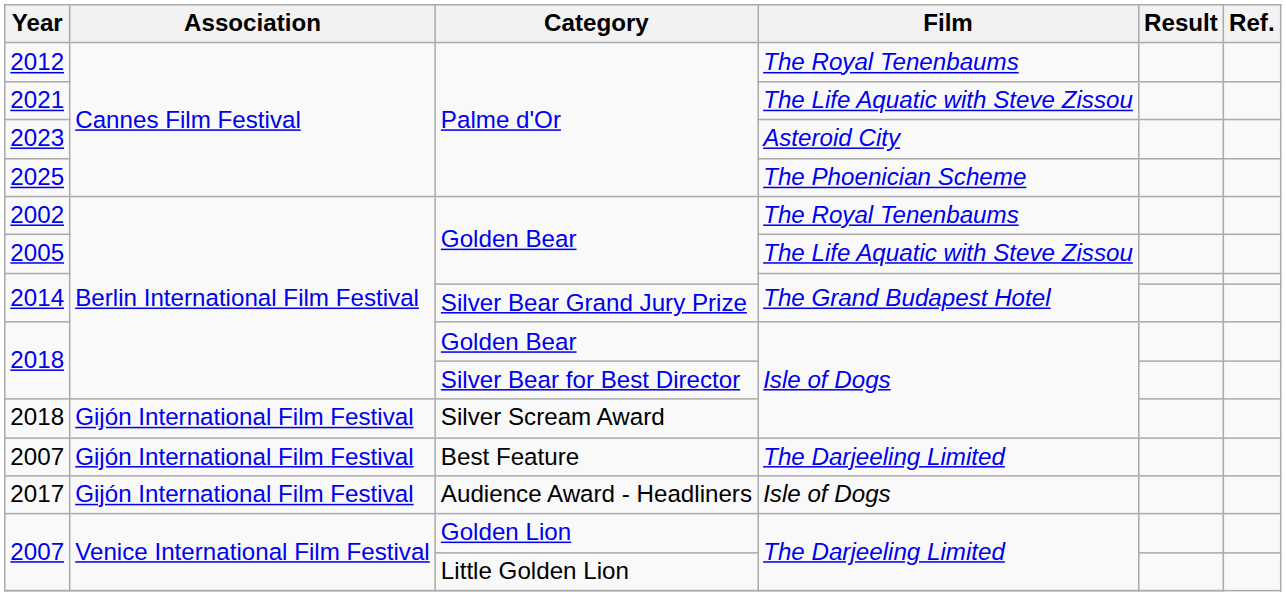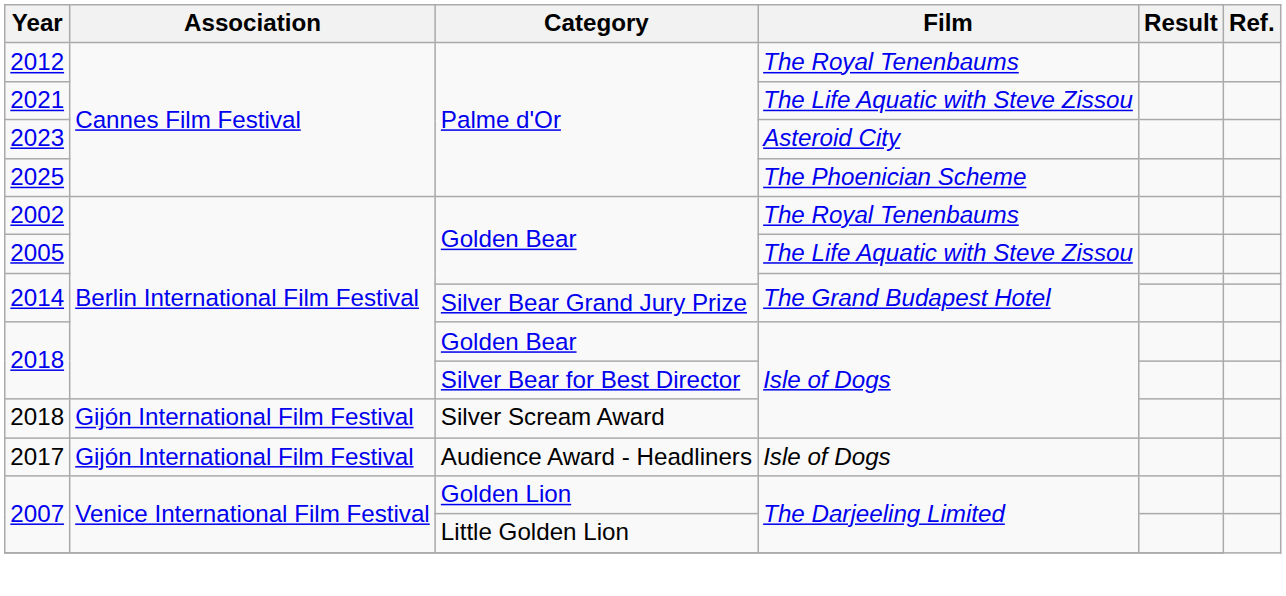- row: (37, 456)
